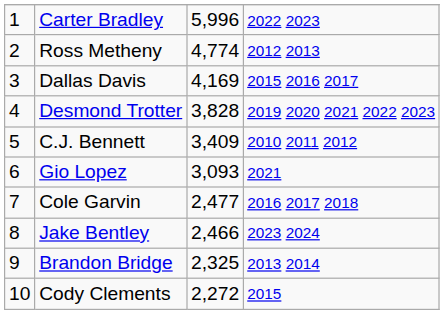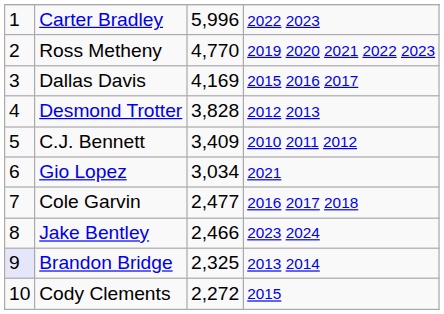(215, 50) 4,774 -> (215, 50) 4,770
(284, 50) 2012 2013 -> (341, 50) 2019 2020 2021 2022 2023
(341, 111) 2019 2020 2021 2022 2023 -> (284, 111) 2012 2013
(215, 171) 3,093 -> (215, 171) 3,034
(14, 263) no background -> (14, 263) lavender background
